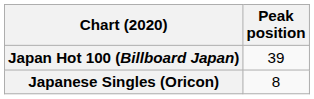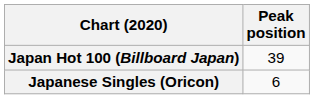(276, 81) 8 -> (276, 81) 6
